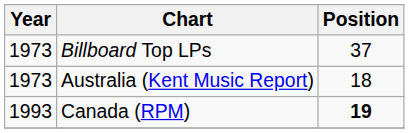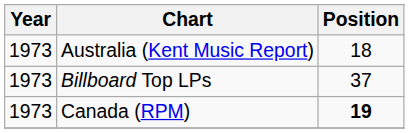rows swapped: (136, 50) <-> (187, 81)
(31, 111) 1993 -> (31, 111) 1973
